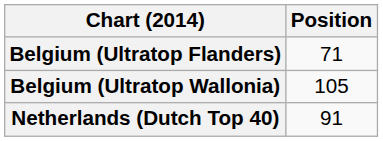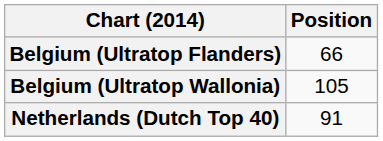(331, 53) 71 -> (331, 53) 66
